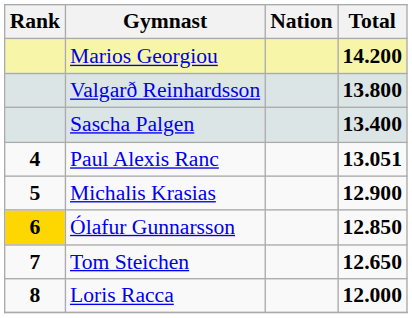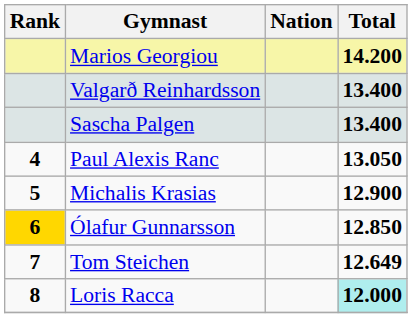(372, 90) 13.800 -> (372, 90) 13.400
(372, 158) 13.051 -> (372, 158) 13.050
(372, 261) 12.650 -> (372, 261) 12.649
(372, 295) no background -> (372, 295) paleturquoise background
